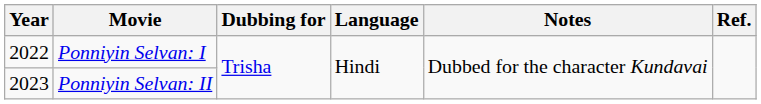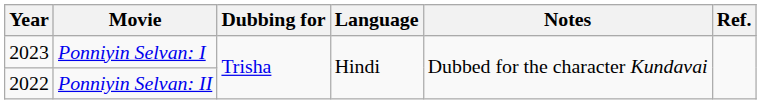(29, 51) 2022 -> (29, 51) 2023
(29, 83) 2023 -> (29, 83) 2022
